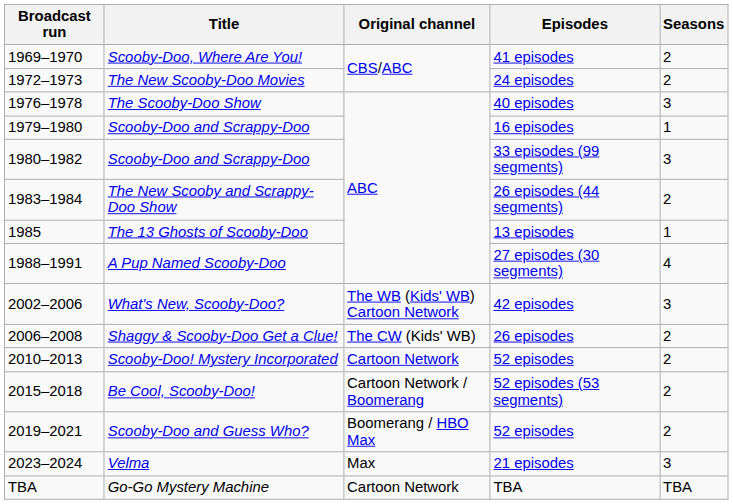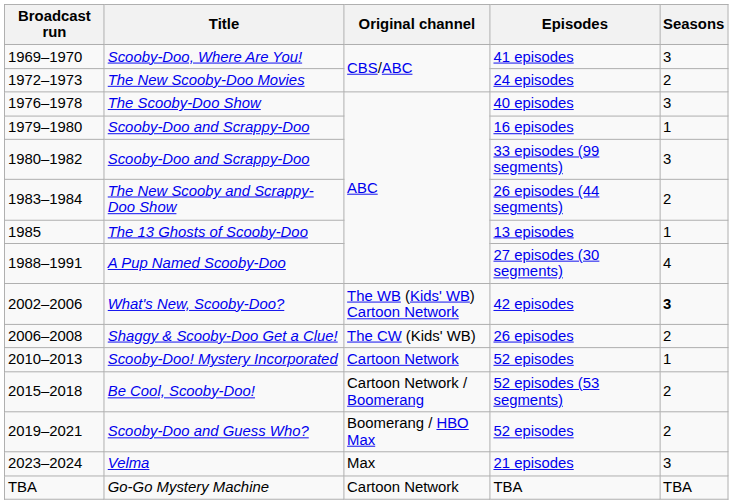(667, 56) 2 -> (667, 56) 3
(667, 304) normal -> (667, 304) bold
(667, 359) 2 -> (667, 359) 1
